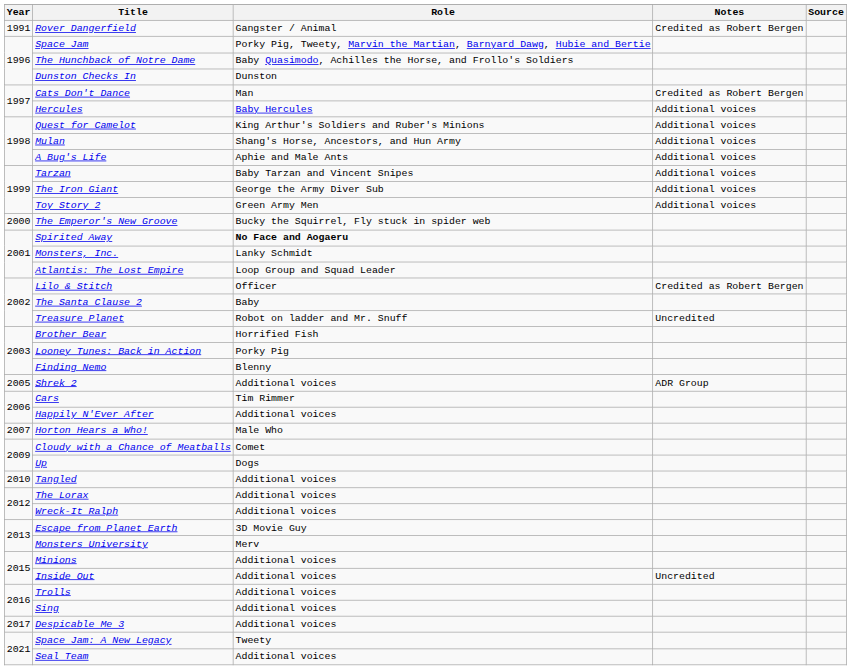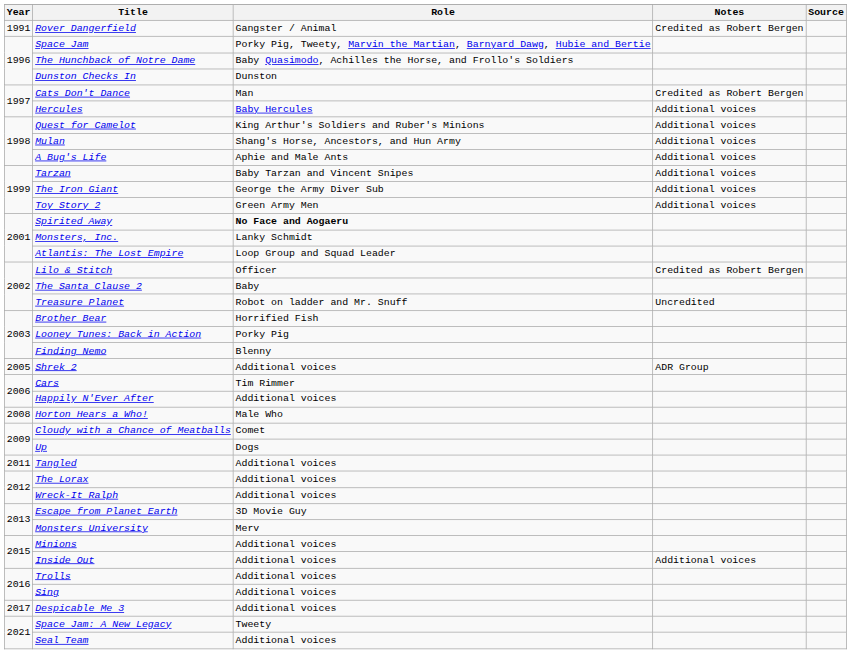- row: (106, 222)
(19, 431) 2007 -> (19, 415) 2008
(19, 479) 2010 -> (19, 463) 2011
(685, 576) Uncredited -> (706, 560) Additional voices
